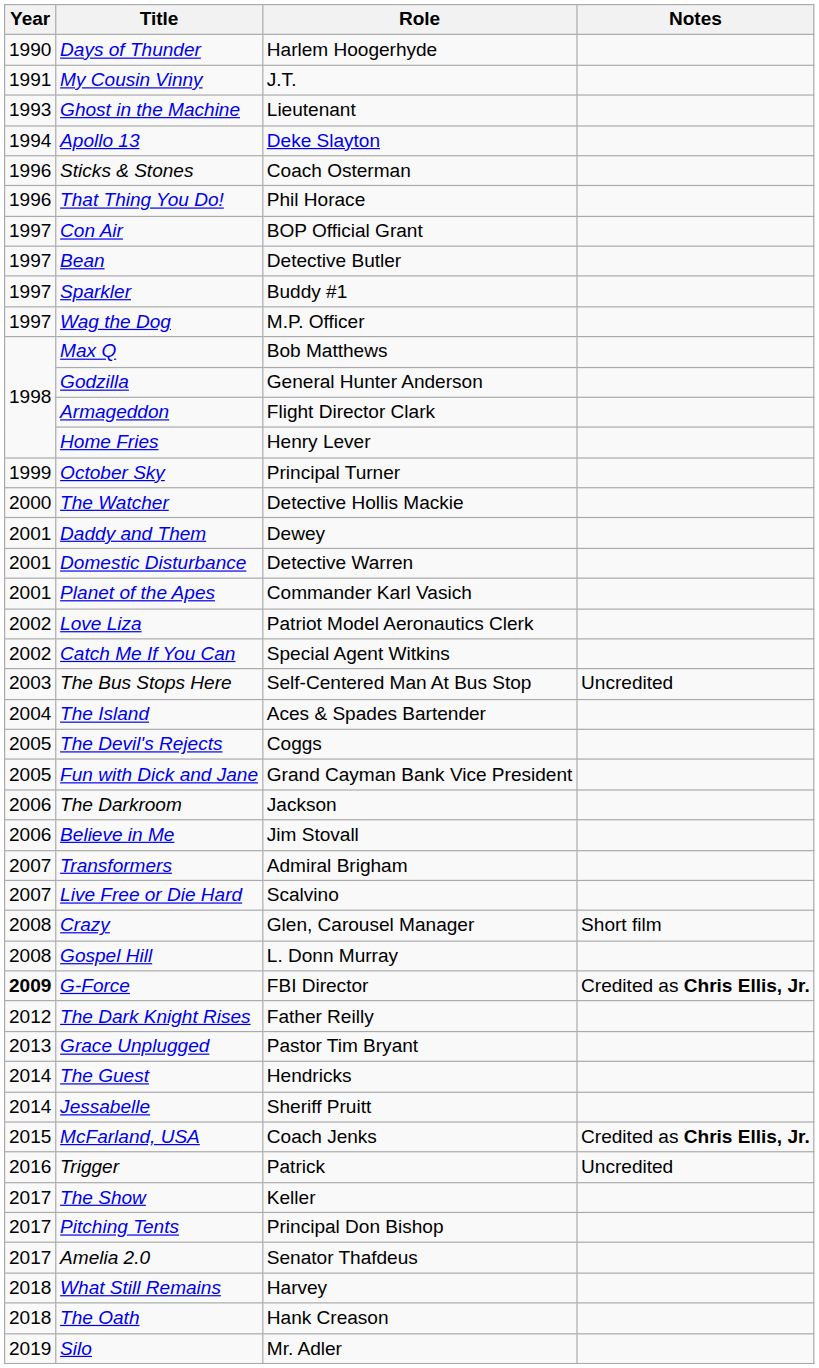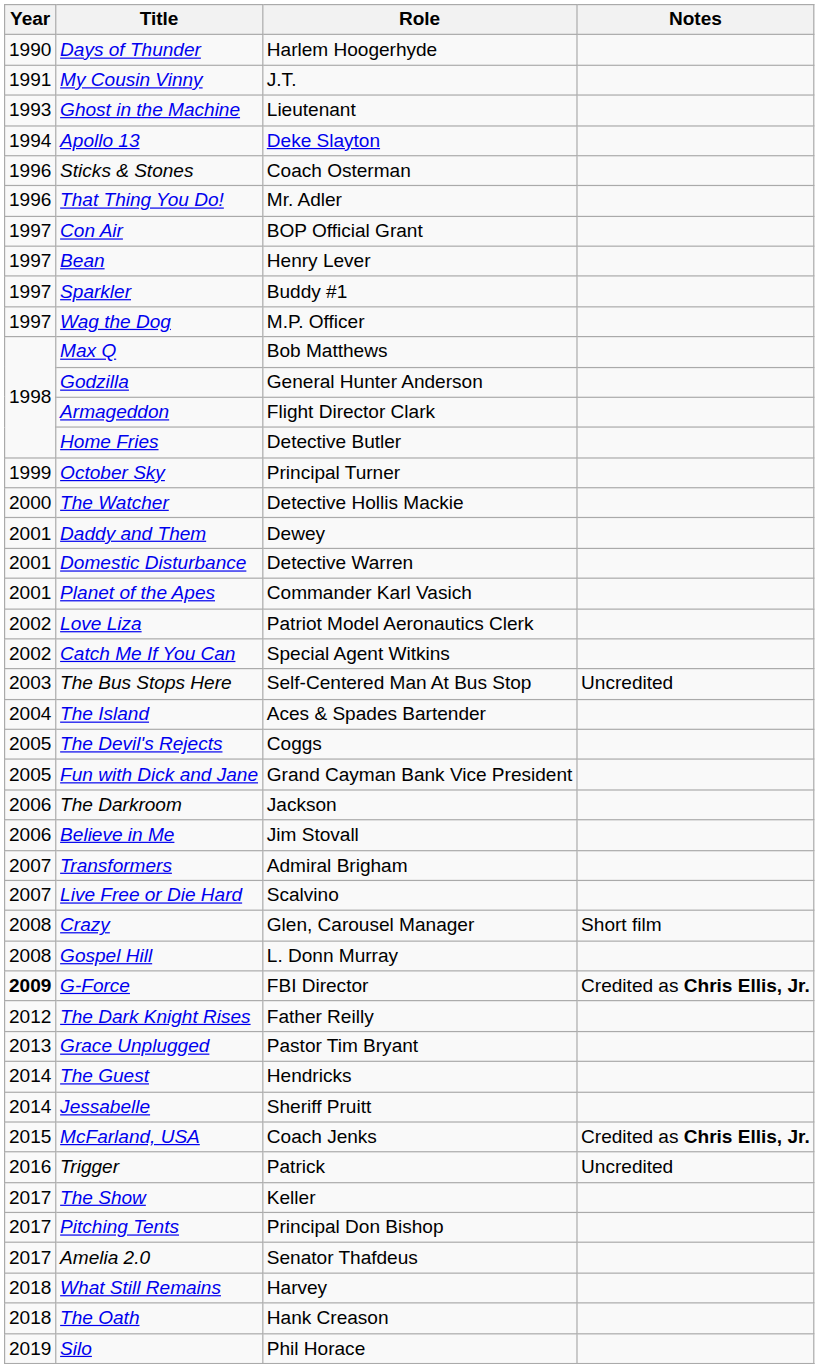(316, 200) Phil Horace -> (304, 200) Mr. Adler
(334, 261) Detective Butler -> (319, 261) Henry Lever
(319, 442) Henry Lever -> (334, 442) Detective Butler
(304, 1348) Mr. Adler -> (316, 1348) Phil Horace
